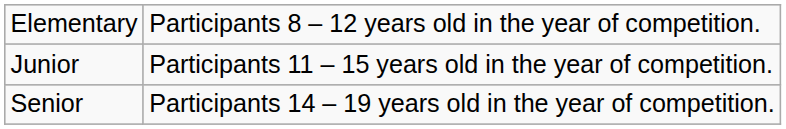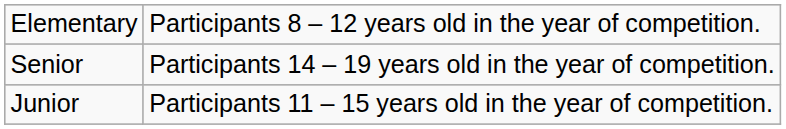rows swapped: (45, 64) <-> (47, 104)
